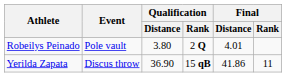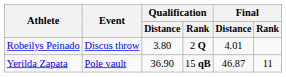(105, 46) Pole vault -> (112, 46) Discus throw
(112, 63) Discus throw -> (105, 63) Pole vault
(233, 63) 41.86 -> (233, 63) 46.87
